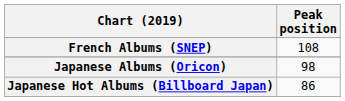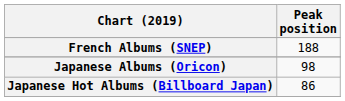(308, 47) 108 -> (308, 47) 188
